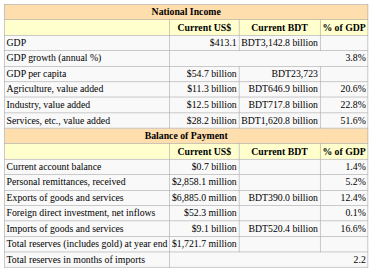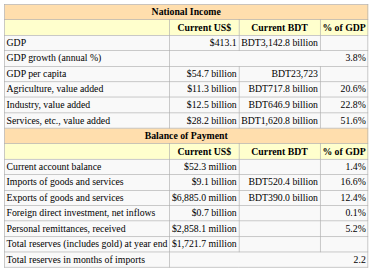(283, 89) BDT646.9 billion -> (283, 89) BDT717.8 billion
(283, 105) BDT717.8 billion -> (283, 105) BDT646.9 billion
(214, 167) $0.7 billion -> (210, 167) $52.3 million
rows swapped: (65, 228) <-> (66, 182)
(210, 213) $52.3 million -> (214, 213) $0.7 billion
